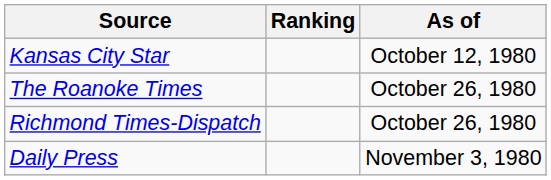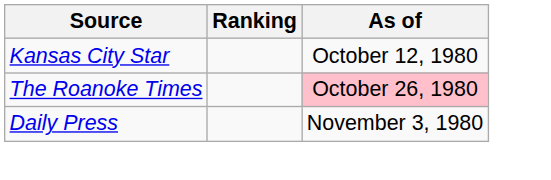(453, 89) no background -> (395, 89) pink background
- row: (135, 123)
